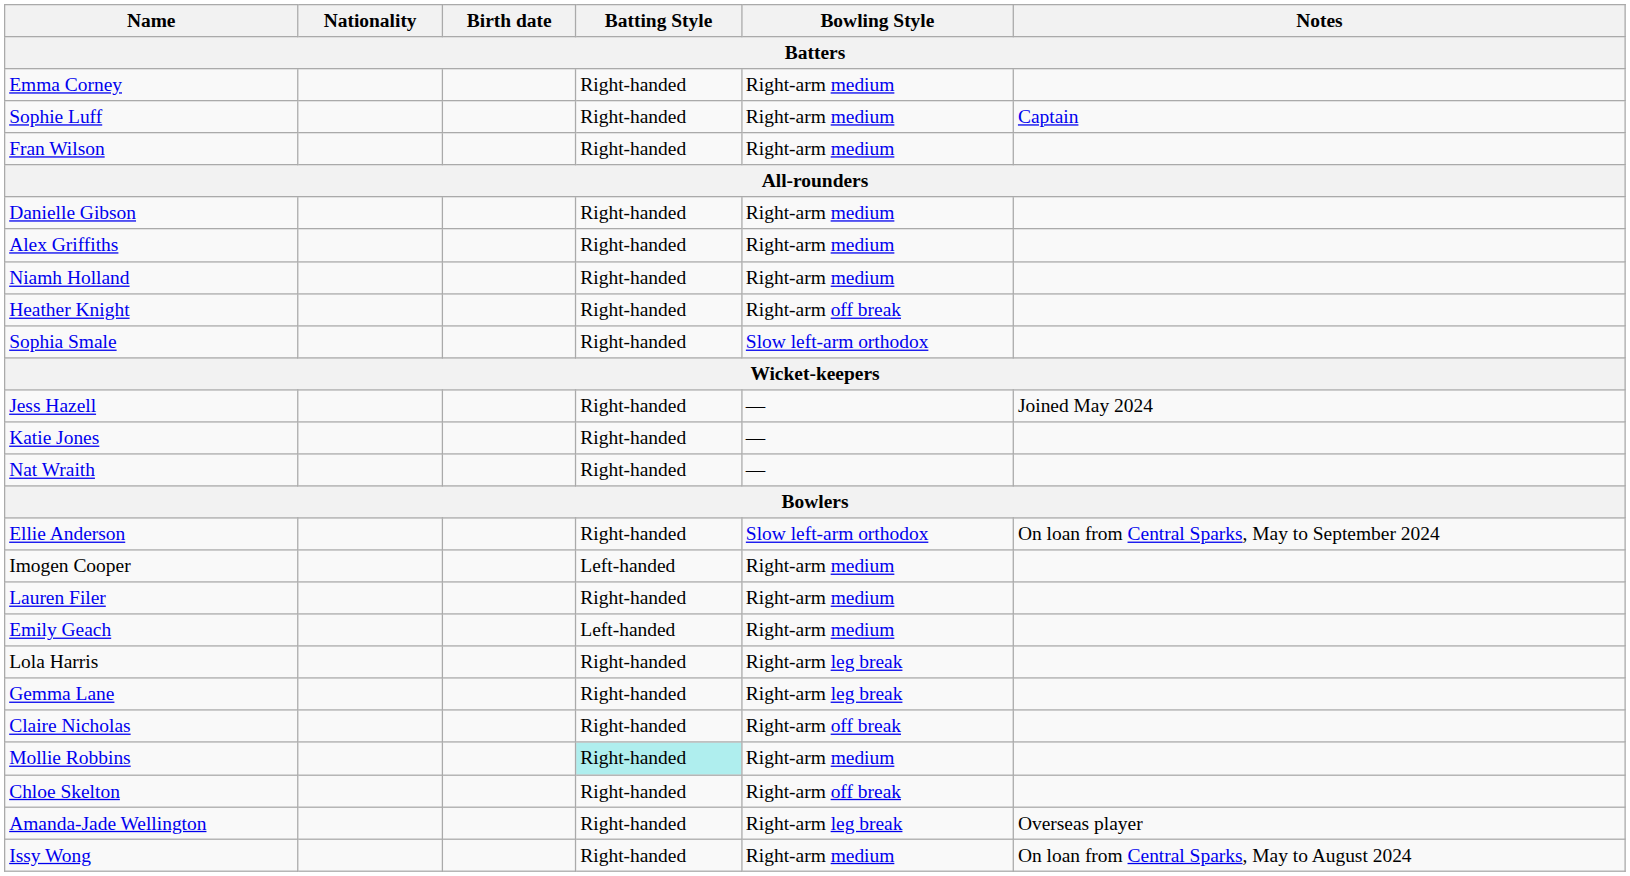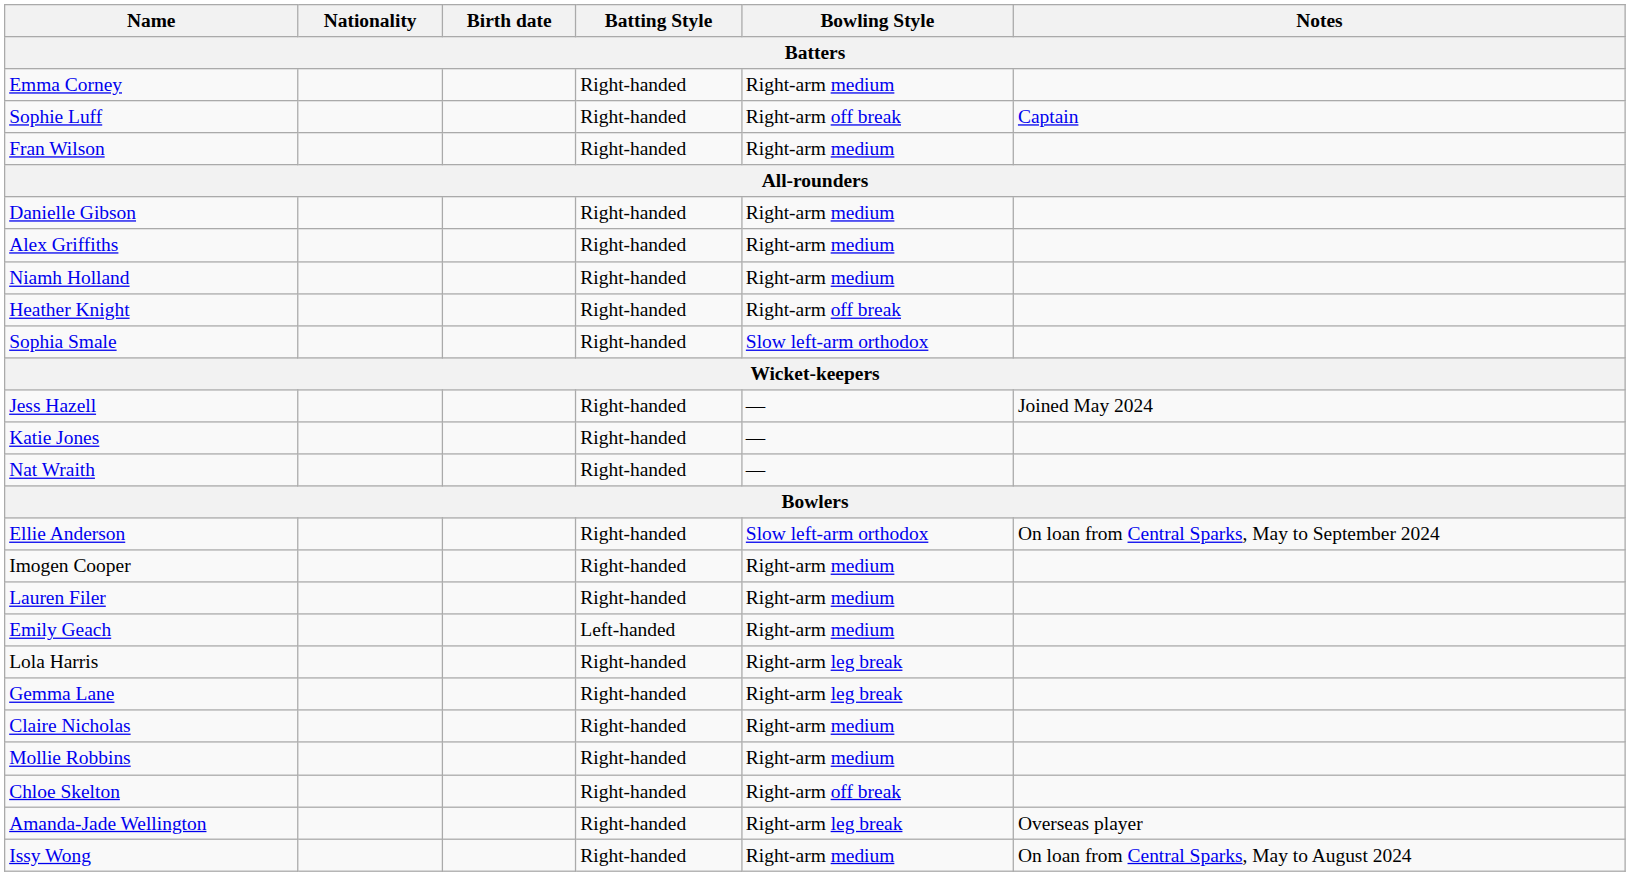(820, 116) Right-arm medium -> (823, 116) Right-arm off break
(628, 566) Left-handed -> (633, 566) Right-handed
(823, 726) Right-arm off break -> (820, 726) Right-arm medium
(633, 758) paleturquoise background -> (633, 758) no background
